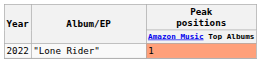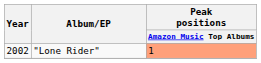(18, 51) 2022 -> (18, 51) 2002
